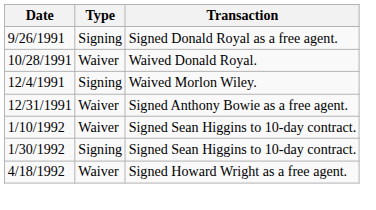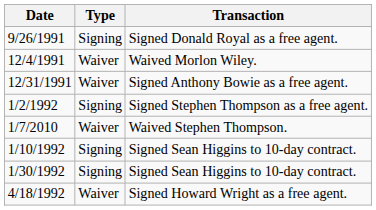- row: (40, 60)
(100, 82) Signing -> (98, 60) Waiver
+ row: (33, 104)
+ row: (33, 127)
(98, 127) Waiver -> (100, 149) Signing
